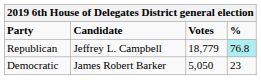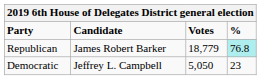(118, 48) Jeffrey L. Campbell -> (120, 48) James Robert Barker
(120, 65) James Robert Barker -> (118, 65) Jeffrey L. Campbell
